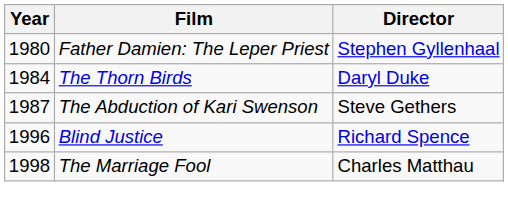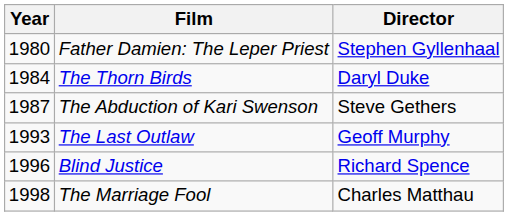+ row: (126, 136)
